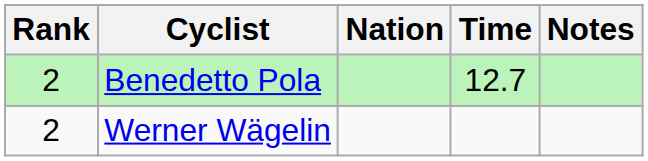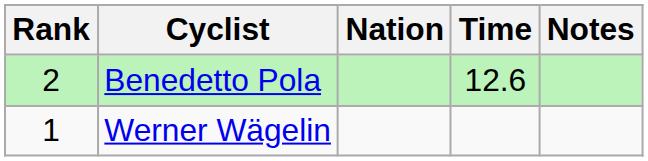(495, 79) 12.7 -> (495, 79) 12.6
(51, 130) 2 -> (51, 130) 1
